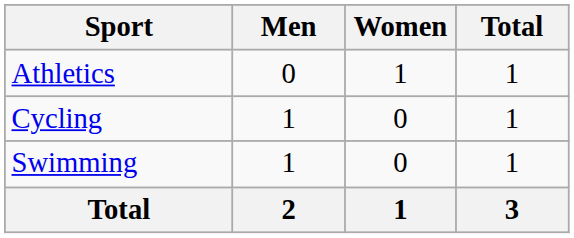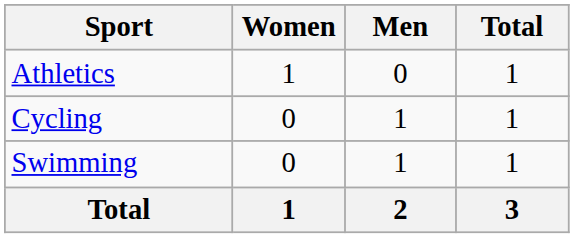columns swapped: (289, 27) <-> (400, 27)
